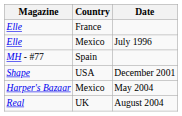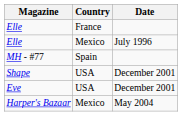+ row: (14, 88)
- row: (15, 103)
